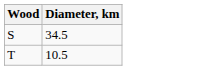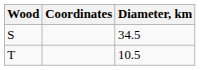+ column: (79, 14)
